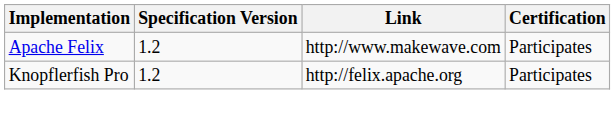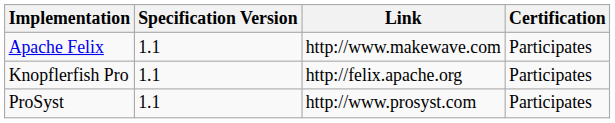(149, 46) 1.2 -> (149, 46) 1.1
(149, 74) 1.2 -> (149, 74) 1.1
+ row: (36, 103)
